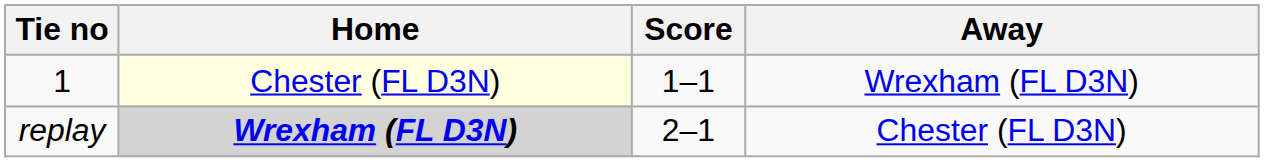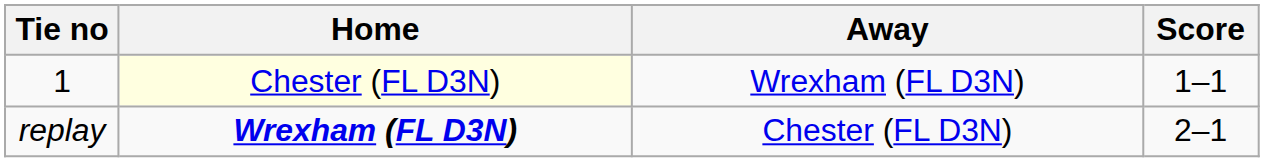columns swapped: (688, 29) <-> (1002, 29)
(375, 130) lightgrey background -> (375, 130) no background
